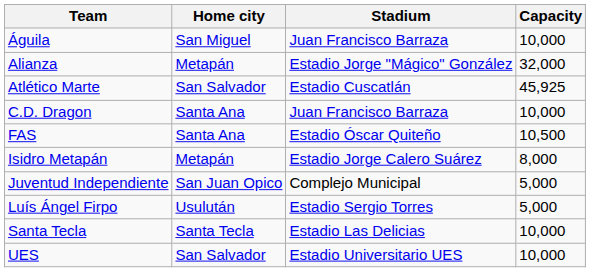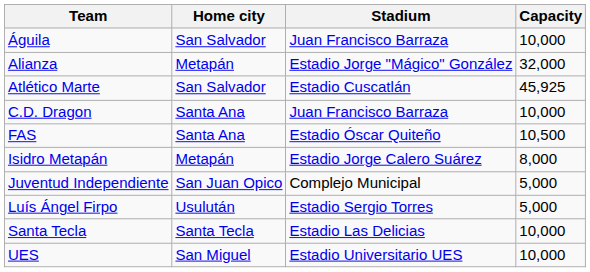(213, 40) San Miguel -> (221, 40) San Salvador
(221, 254) San Salvador -> (213, 254) San Miguel
